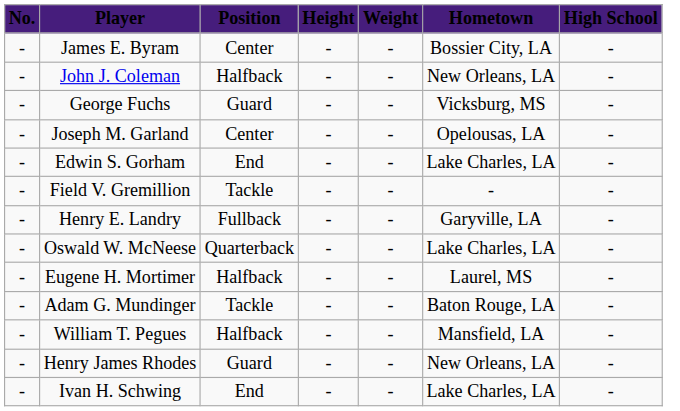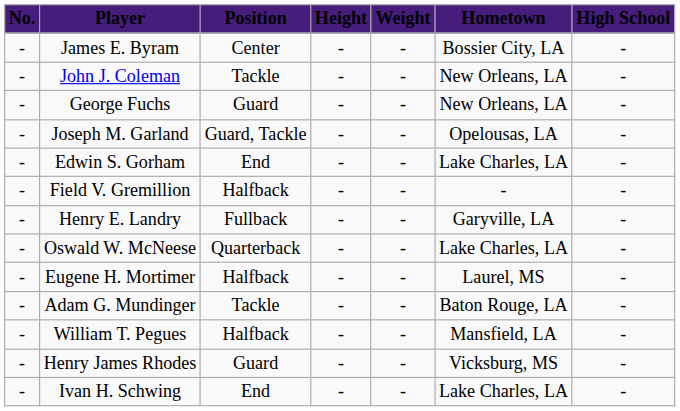(249, 76) Halfback -> (256, 76) Tackle
(491, 104) Vicksburg, MS -> (503, 104) New Orleans, LA
(249, 133) Center -> (256, 133) Guard, Tackle
(249, 190) Tackle -> (256, 190) Halfback
(491, 362) New Orleans, LA -> (503, 362) Vicksburg, MS
